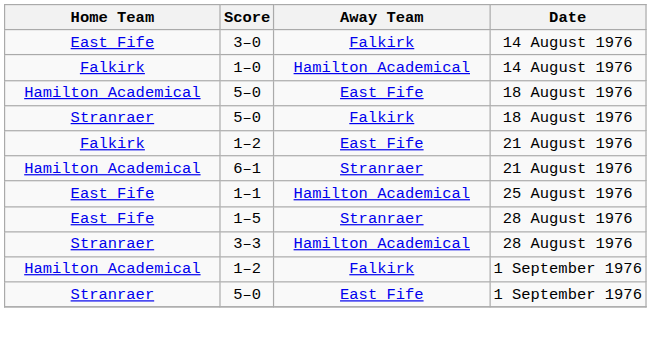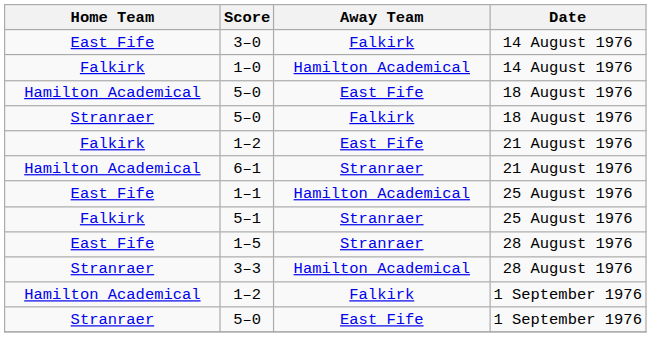+ row: (247, 219)
